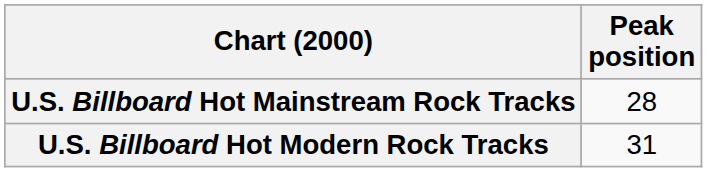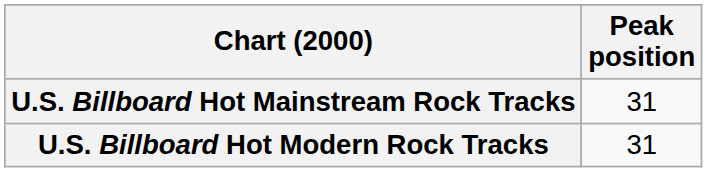(642, 100) 28 -> (642, 100) 31
